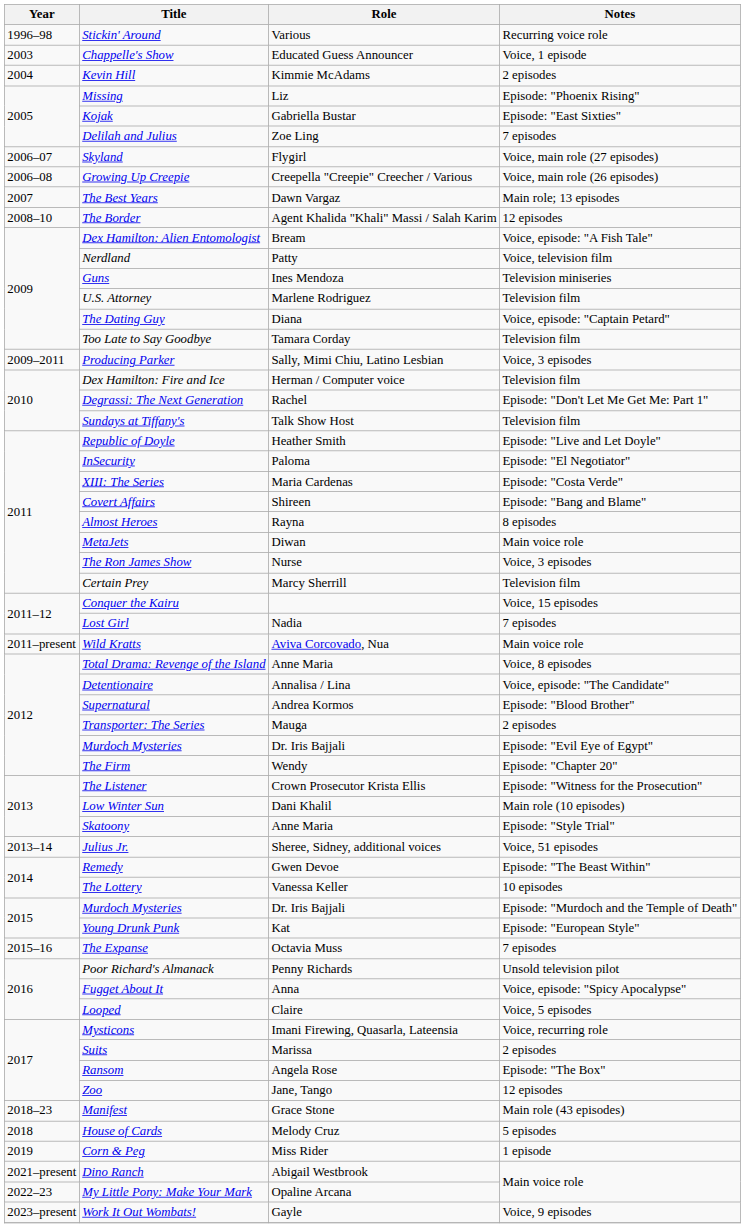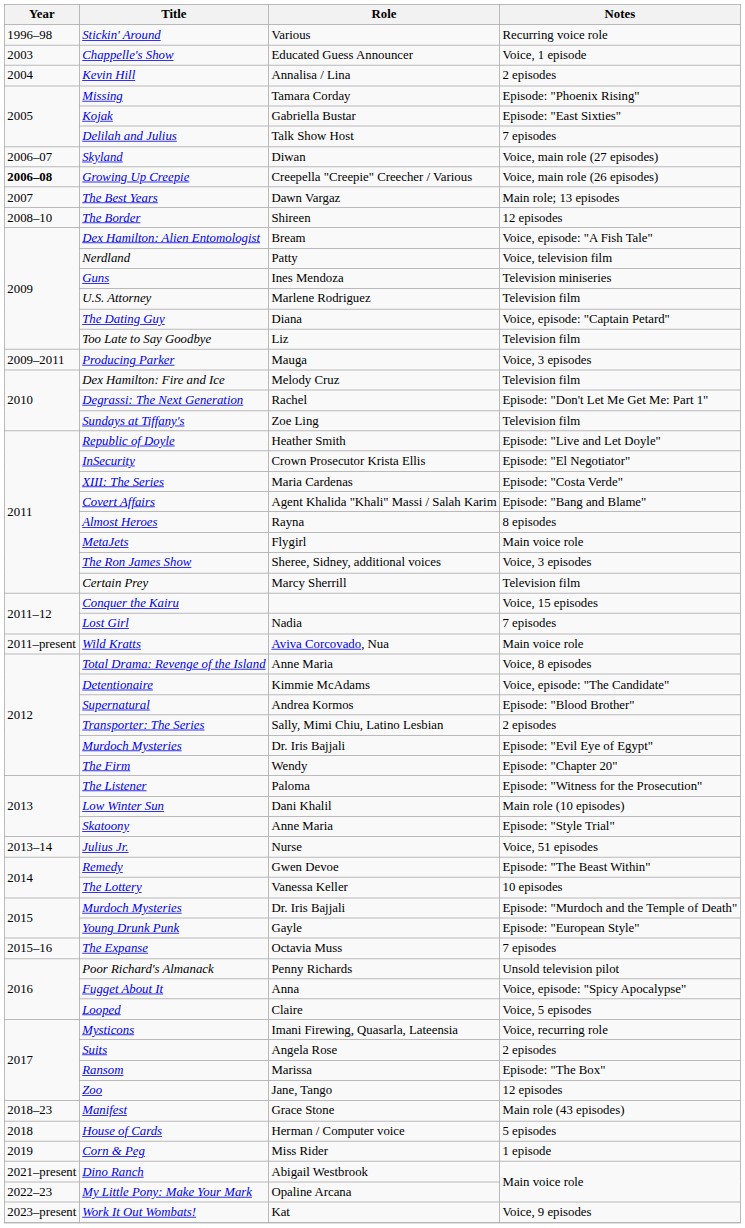(321, 75) Kimmie McAdams -> (311, 75) Annalisa / Lina
(280, 95) Liz -> (311, 95) Tamara Corday
(295, 136) Zoe Ling -> (313, 136) Talk Show Host
(289, 156) Flygirl -> (288, 156) Diwan
(30, 177) normal -> (30, 177) bold
(384, 217) Agent Khalida "Khali" Massi / Salah Karim -> (291, 217) Shireen
(311, 339) Tamara Corday -> (280, 339) Liz
(357, 359) Sally, Mimi Chiu, Latino Lesbian -> (289, 359) Mauga
(338, 380) Herman / Computer voice -> (305, 380) Melody Cruz
(313, 420) Talk Show Host -> (295, 420) Zoe Ling
(291, 461) Paloma -> (348, 461) Crown Prosecutor Krista Ellis
(291, 501) Shireen -> (384, 501) Agent Khalida "Khali" Massi / Salah Karim
(288, 542) Diwan -> (289, 542) Flygirl
(287, 562) Nurse -> (356, 562) Sheree, Sidney, additional voices
(311, 684) Annalisa / Lina -> (321, 684) Kimmie McAdams
(289, 725) Mauga -> (357, 725) Sally, Mimi Chiu, Latino Lesbian
(348, 786) Crown Prosecutor Krista Ellis -> (291, 786) Paloma
(356, 846) Sheree, Sidney, additional voices -> (287, 846) Nurse
(281, 928) Kat -> (287, 928) Gayle
(292, 1049) Marissa -> (304, 1049) Angela Rose
(304, 1070) Angela Rose -> (292, 1070) Marissa
(305, 1131) Melody Cruz -> (338, 1131) Herman / Computer voice
(287, 1212) Gayle -> (281, 1212) Kat
